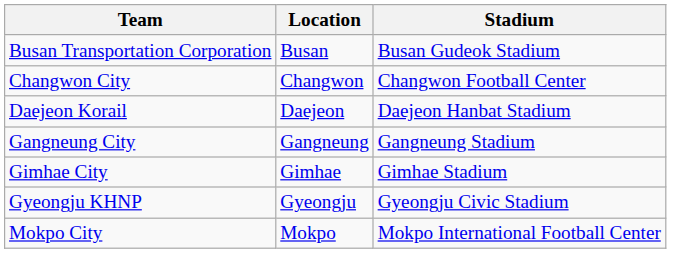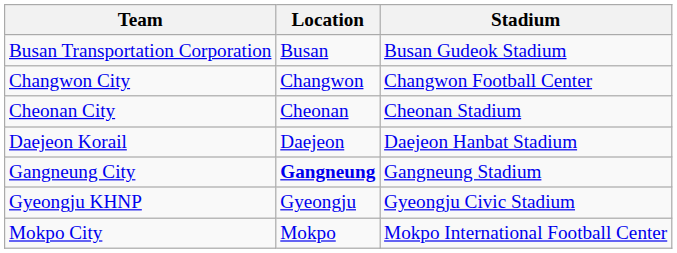+ row: (62, 111)
(325, 141) normal -> (328, 171) bold
- row: (58, 171)
